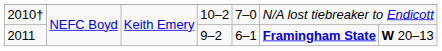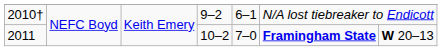(215, 14) 10–2 -> (211, 14) 9–2
(246, 14) 7–0 -> (246, 14) 6–1
(211, 35) 9–2 -> (215, 35) 10–2
(246, 35) 6–1 -> (246, 35) 7–0
